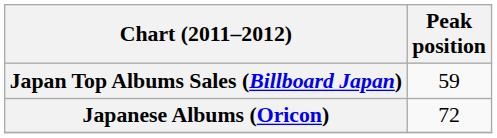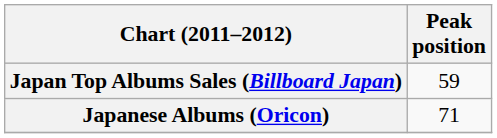(449, 115) 72 -> (449, 115) 71
